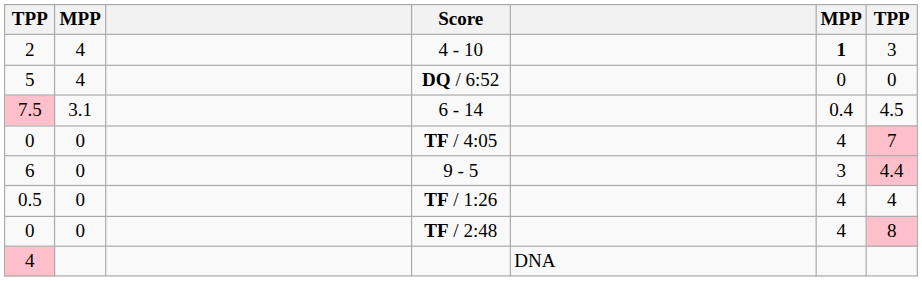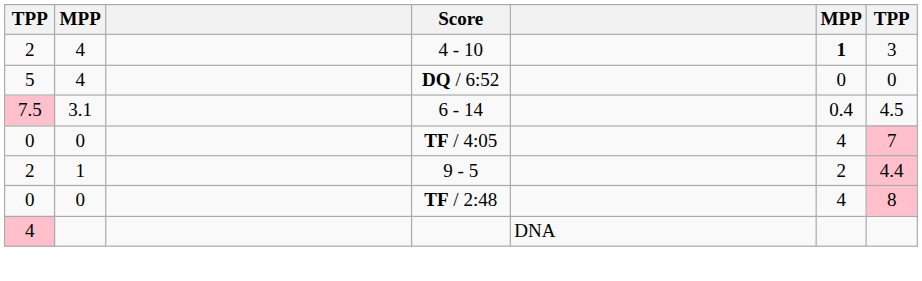(30, 170) 6 -> (30, 170) 2
(80, 170) 0 -> (80, 170) 1
(841, 170) 3 -> (841, 170) 2
- row: (461, 200)
